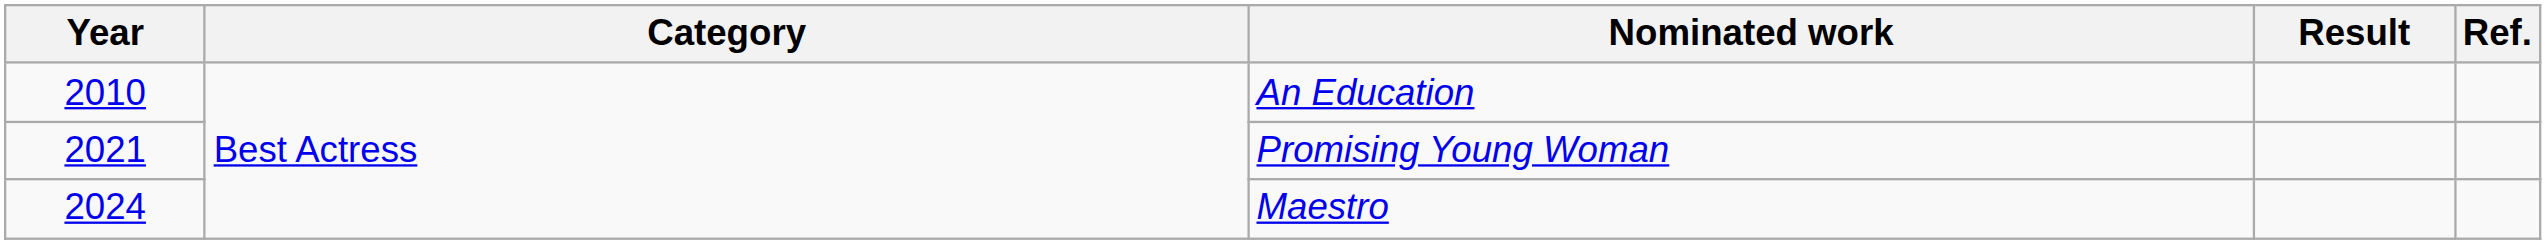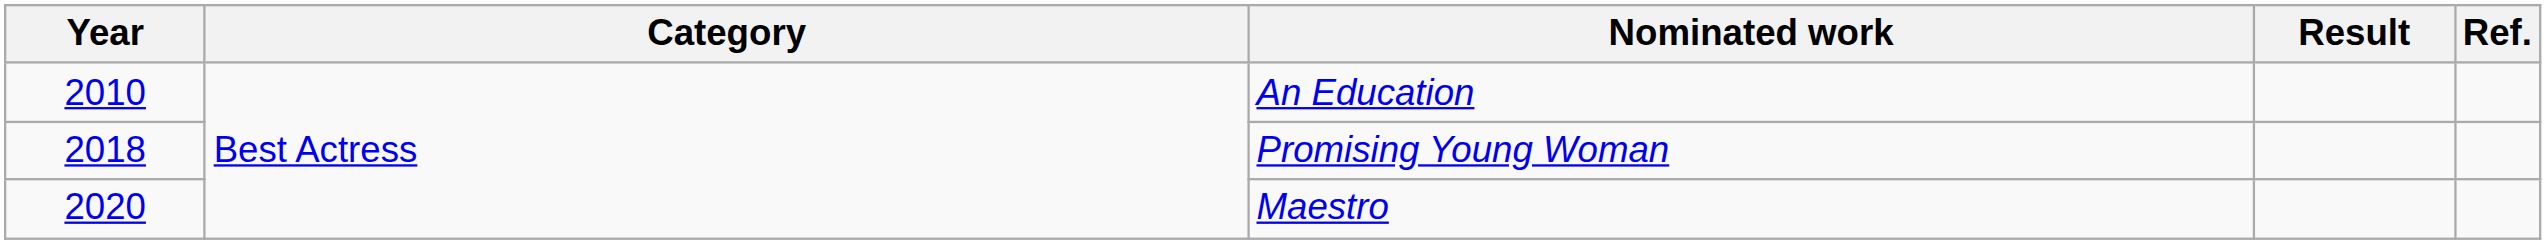(105, 149) 2021 -> (105, 149) 2018
(105, 207) 2024 -> (105, 207) 2020
